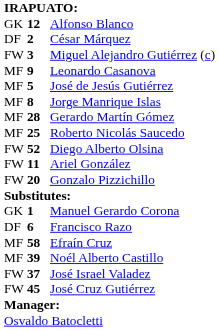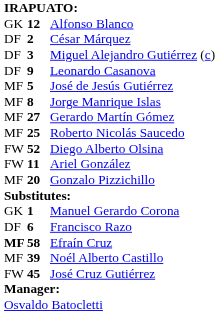(14, 54) FW -> (12, 54) DF
(14, 70) MF -> (12, 70) DF
(34, 117) 28 -> (34, 117) 27
(14, 179) FW -> (14, 179) MF
(14, 242) normal -> (14, 242) bold
- row: (100, 273)
